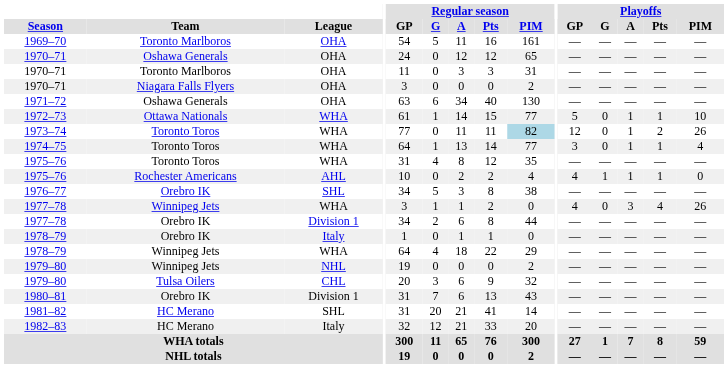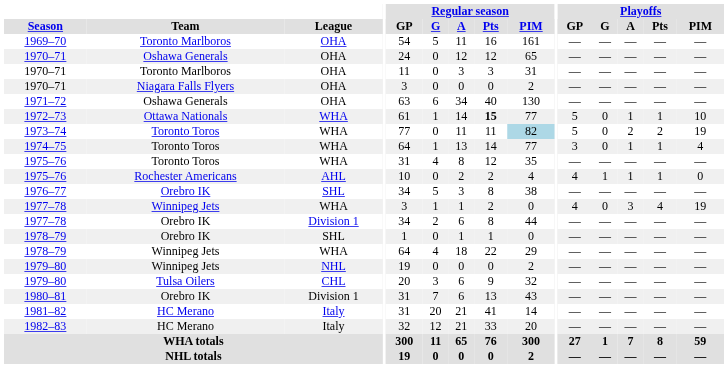(491, 116) normal -> (491, 116) bold
(575, 131) 12 -> (575, 131) 5
(631, 131) 1 -> (631, 131) 2
(700, 131) 26 -> (700, 131) 19
(700, 206) 26 -> (700, 206) 19
(334, 236) Italy -> (334, 236) SHL
(334, 311) SHL -> (334, 311) Italy
